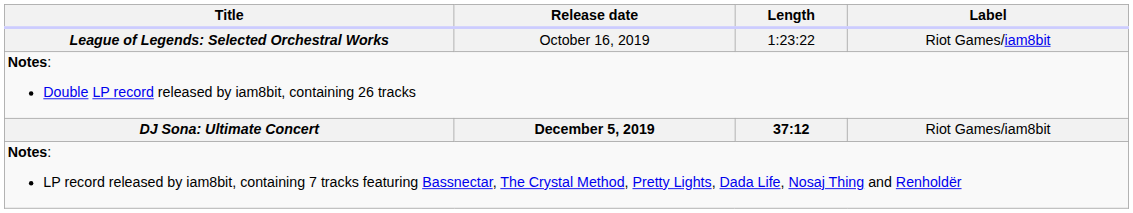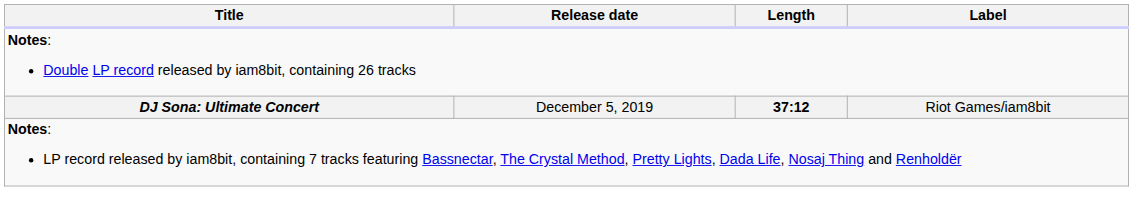- row: (229, 40)
(595, 129) bold -> (595, 107) normal
